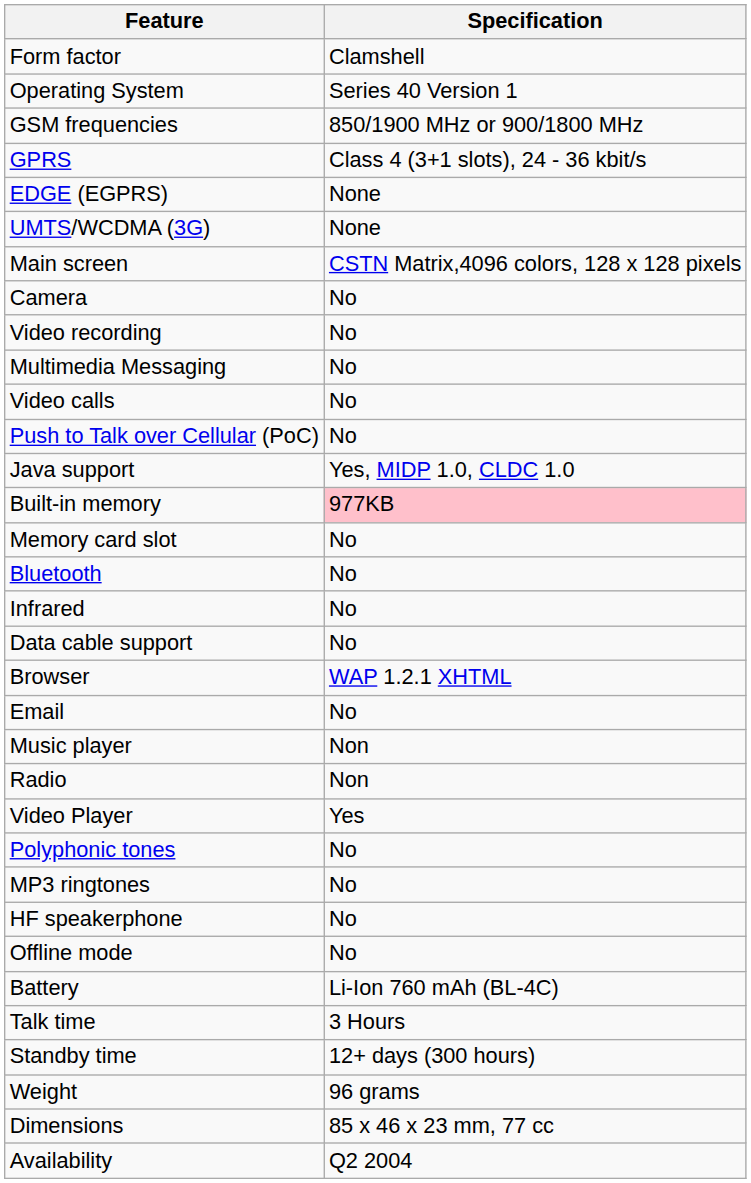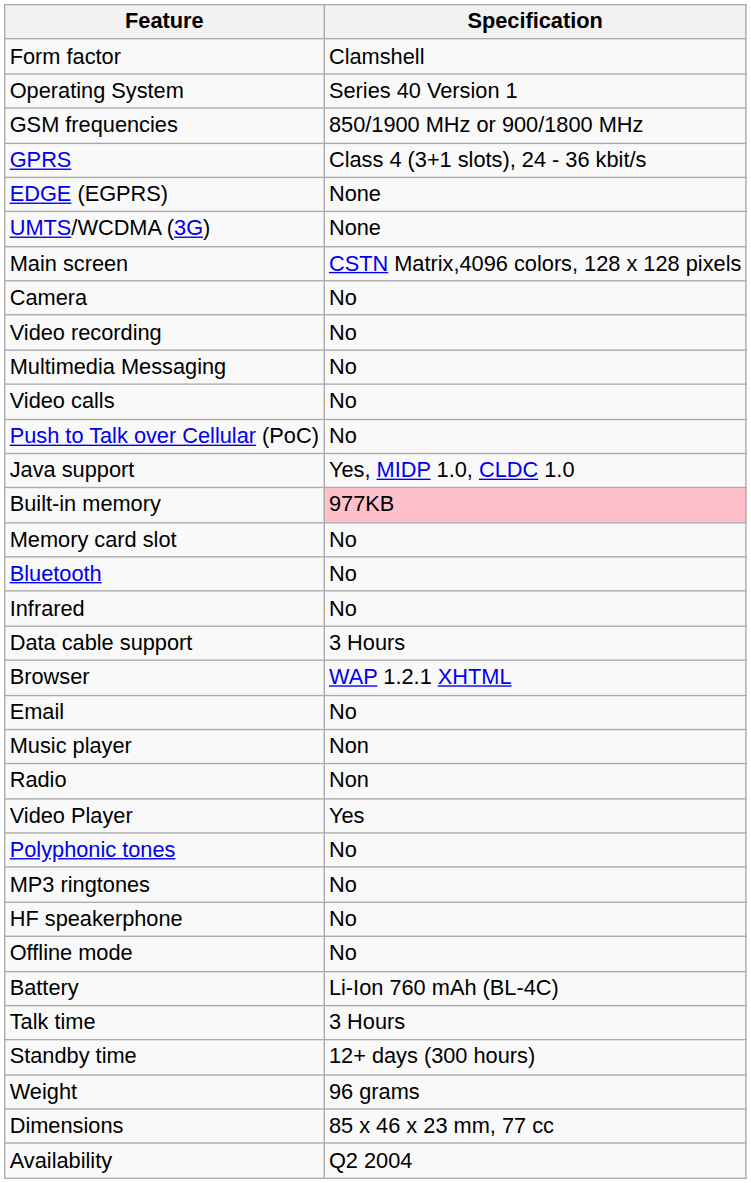(343, 642) No -> (367, 642) 3 Hours
